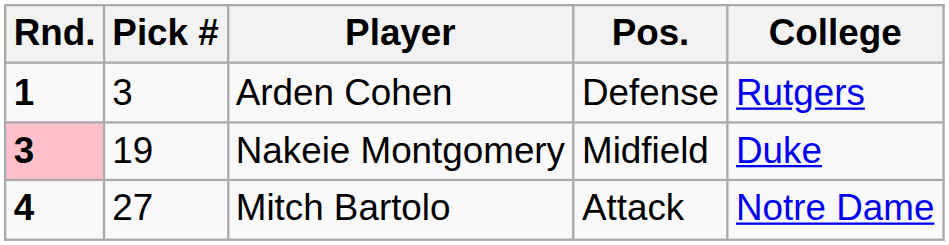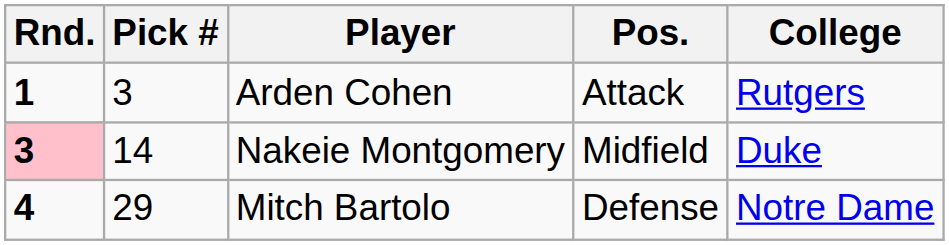(651, 92) Defense -> (633, 92) Attack
(133, 150) 19 -> (133, 150) 14
(133, 208) 27 -> (133, 208) 29
(633, 208) Attack -> (651, 208) Defense
